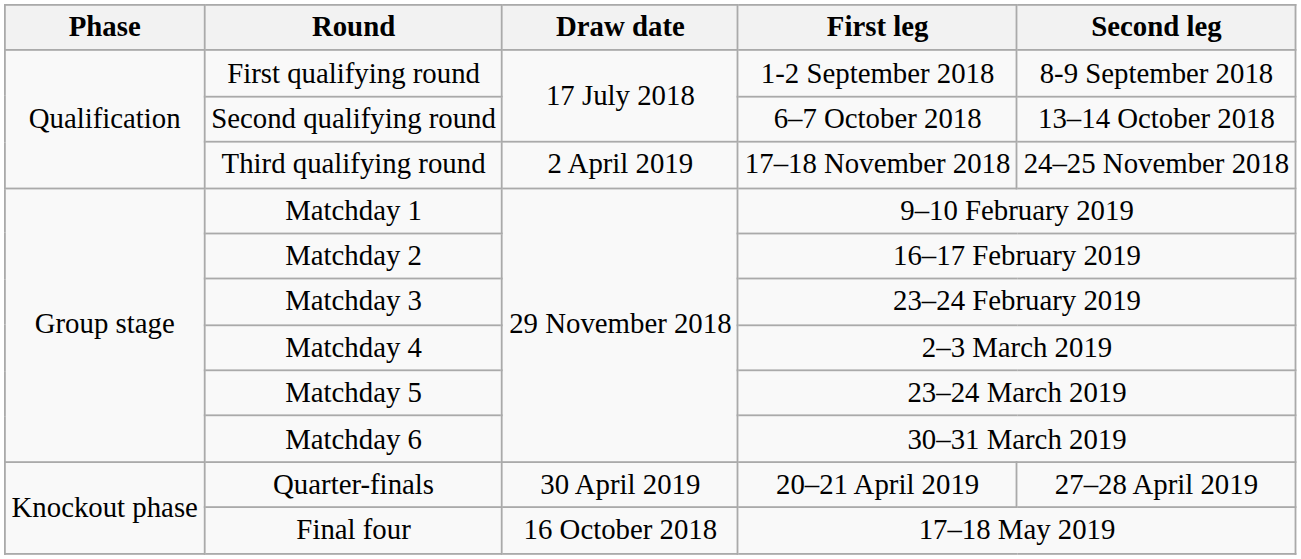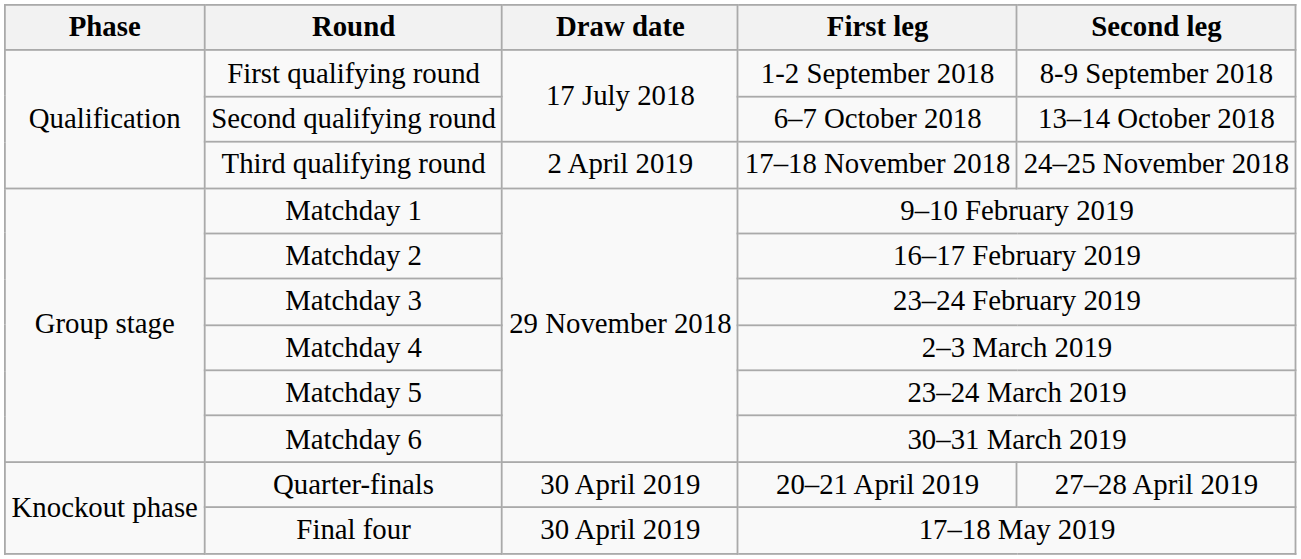(620, 529) 16 October 2018 -> (620, 529) 30 April 2019
